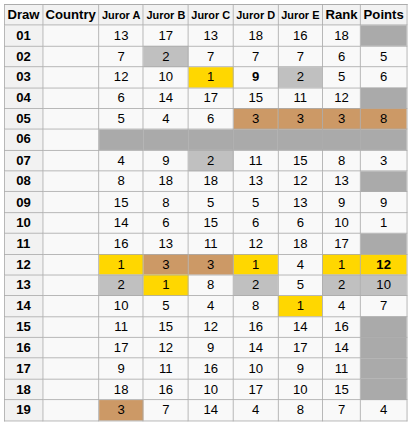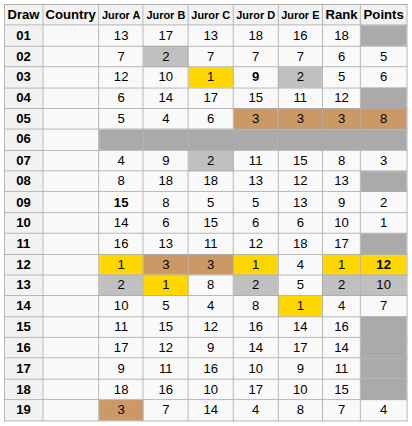(121, 202) normal -> (121, 202) bold
(384, 202) 9 -> (384, 202) 2
